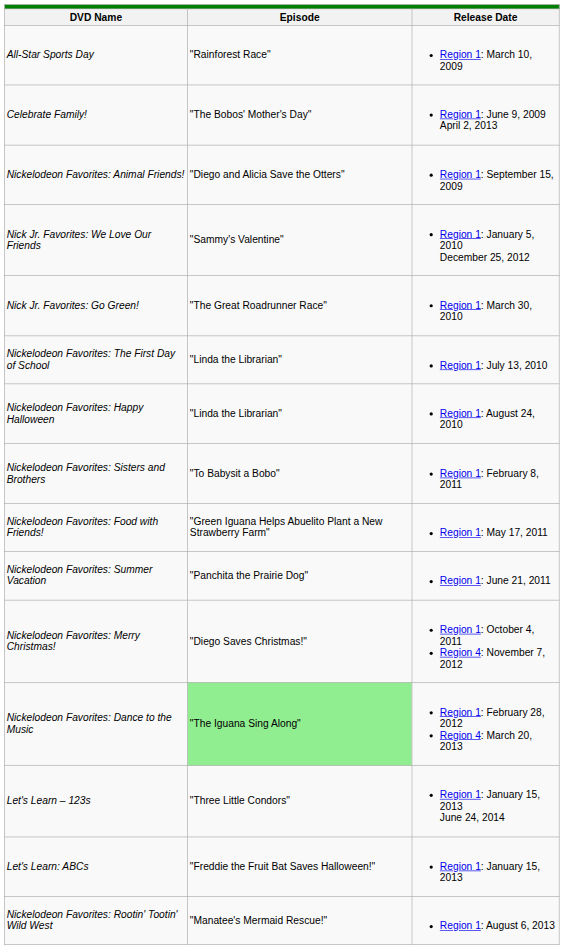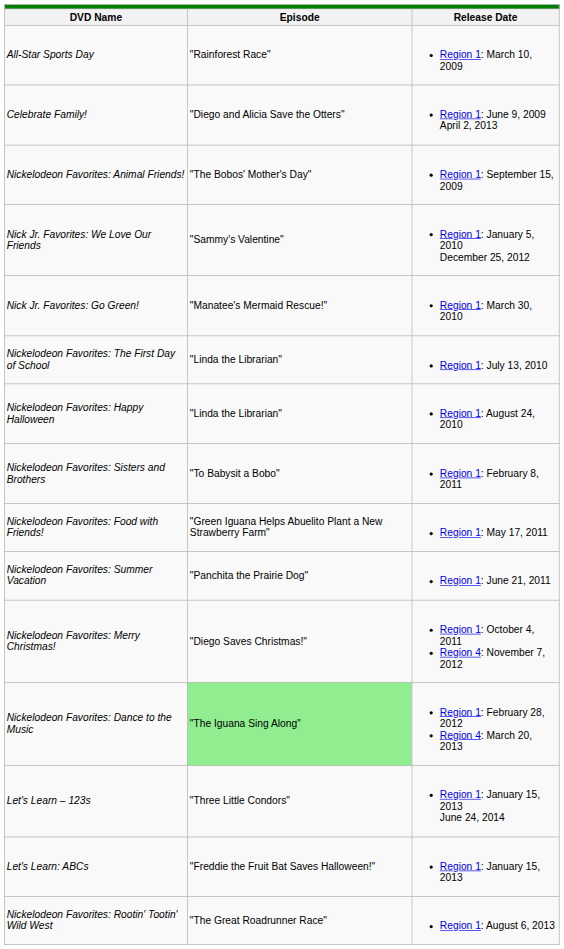(251, 115) "The Bobos' Mother's Day" -> (267, 115) "Diego and Alicia Save the Otters"
(267, 174) "Diego and Alicia Save the Otters" -> (251, 174) "The Bobos' Mother's Day"
(258, 305) "The Great Roadrunner Race" -> (258, 305) "Manatee's Mermaid Rescue!"
(258, 920) "Manatee's Mermaid Rescue!" -> (258, 920) "The Great Roadrunner Race"
